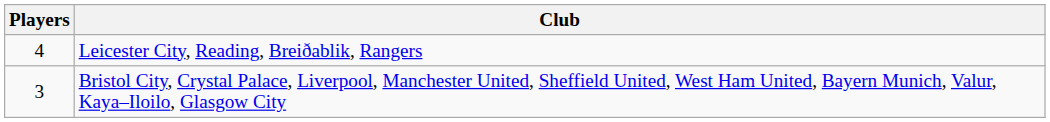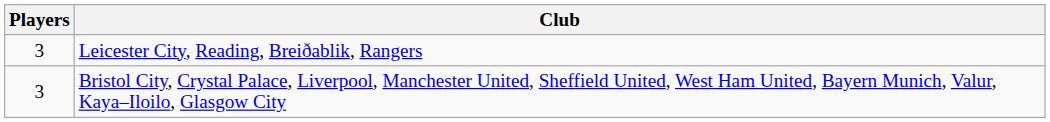(39, 50) 4 -> (39, 50) 3
